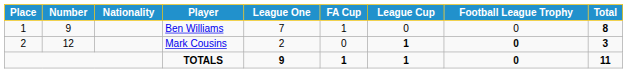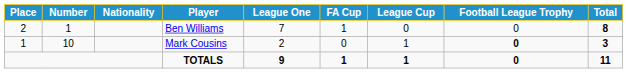(23, 29) 1 -> (23, 29) 2
(68, 29) 9 -> (68, 29) 1
(23, 45) 2 -> (23, 45) 1
(68, 45) 12 -> (68, 45) 10
(406, 45) bold -> (406, 45) normal
